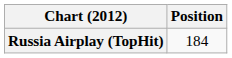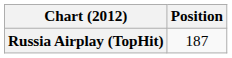(197, 40) 184 -> (197, 40) 187
